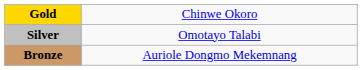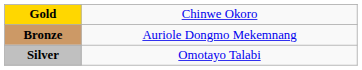rows swapped: (43, 34) <-> (43, 55)
